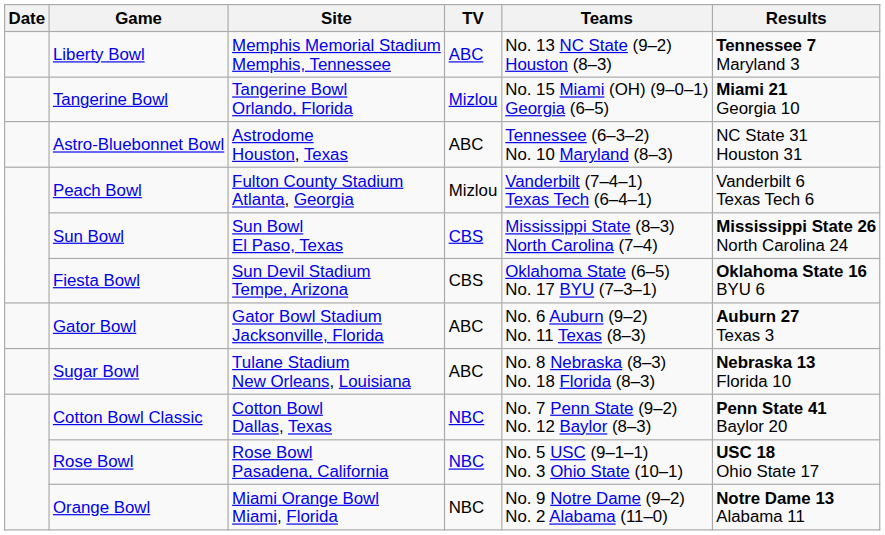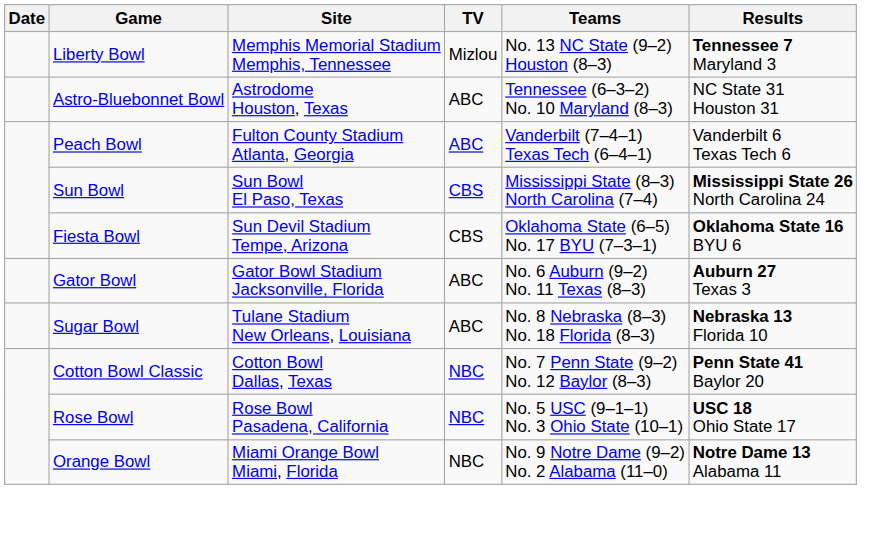(466, 54) ABC -> (473, 54) Mizlou
- row: (111, 100)
(473, 190) Mizlou -> (466, 145) ABC
